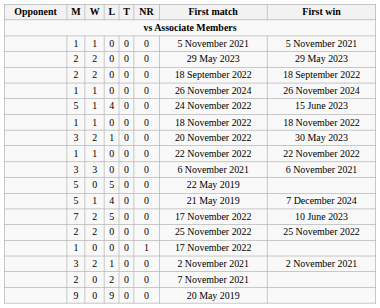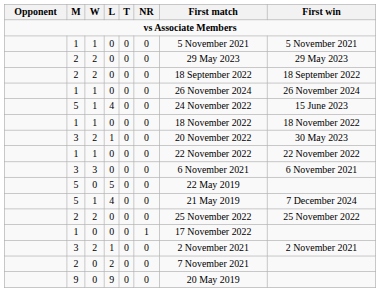- row: (76, 216)
